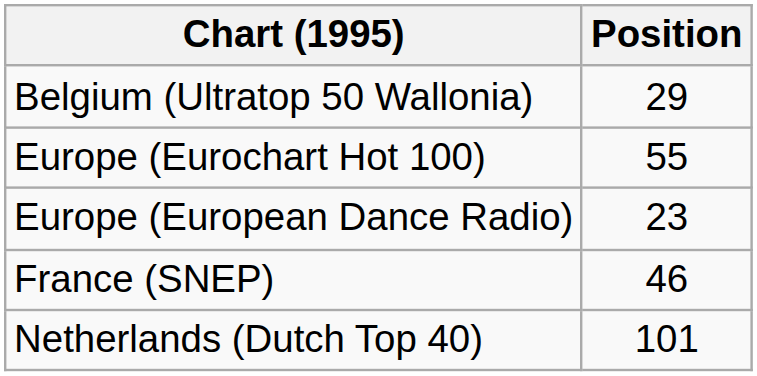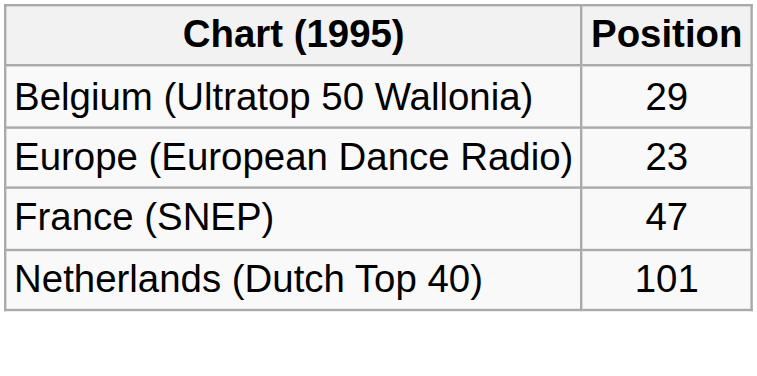- row: (250, 156)
(667, 278) 46 -> (667, 217) 47
